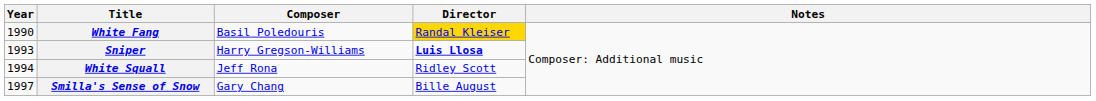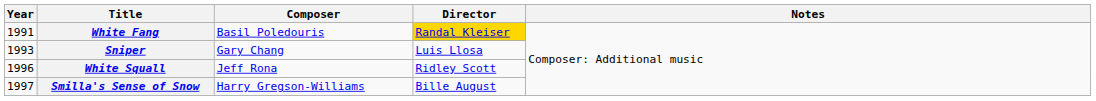(21, 32) 1990 -> (21, 32) 1991
(291, 50) Harry Gregson-Williams -> (250, 50) Gary Chang
(449, 50) bold -> (449, 50) normal
(21, 68) 1994 -> (21, 68) 1996
(250, 86) Gary Chang -> (291, 86) Harry Gregson-Williams
